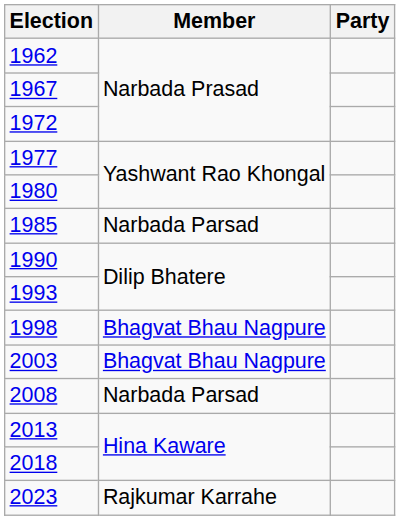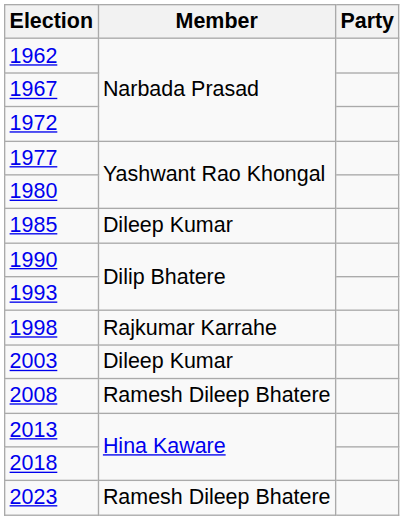(181, 225) Narbada Parsad -> (168, 225) Dileep Kumar
(214, 327) Bhagvat Bhau Nagpure -> (190, 327) Rajkumar Karrahe
(214, 361) Bhagvat Bhau Nagpure -> (168, 361) Dileep Kumar
(181, 395) Narbada Parsad -> (217, 395) Ramesh Dileep Bhatere
(190, 497) Rajkumar Karrahe -> (217, 497) Ramesh Dileep Bhatere
